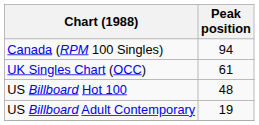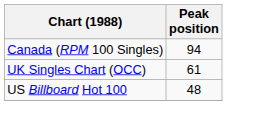- row: (101, 110)
